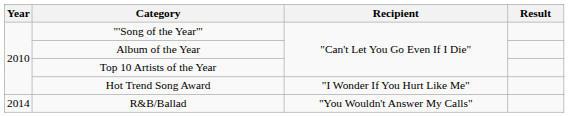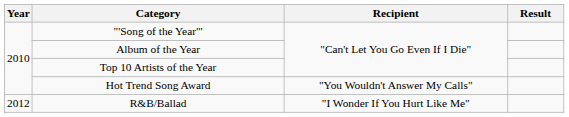(396, 85) "I Wonder If You Hurt Like Me" -> (396, 85) "You Wouldn't Answer My Calls"
(18, 103) 2014 -> (18, 103) 2012
(396, 103) "You Wouldn't Answer My Calls" -> (396, 103) "I Wonder If You Hurt Like Me"
